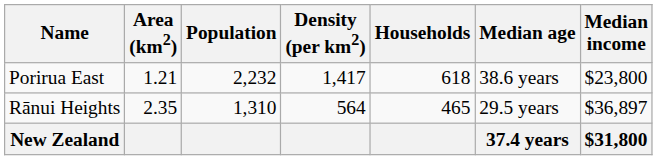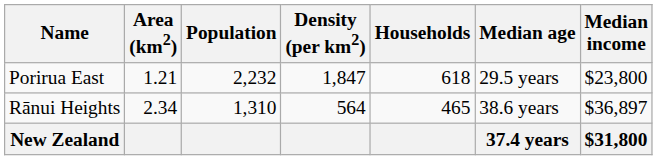(344, 77) 1,417 -> (344, 77) 1,847
(519, 77) 38.6 years -> (519, 77) 29.5 years
(160, 108) 2.35 -> (160, 108) 2.34
(519, 108) 29.5 years -> (519, 108) 38.6 years
